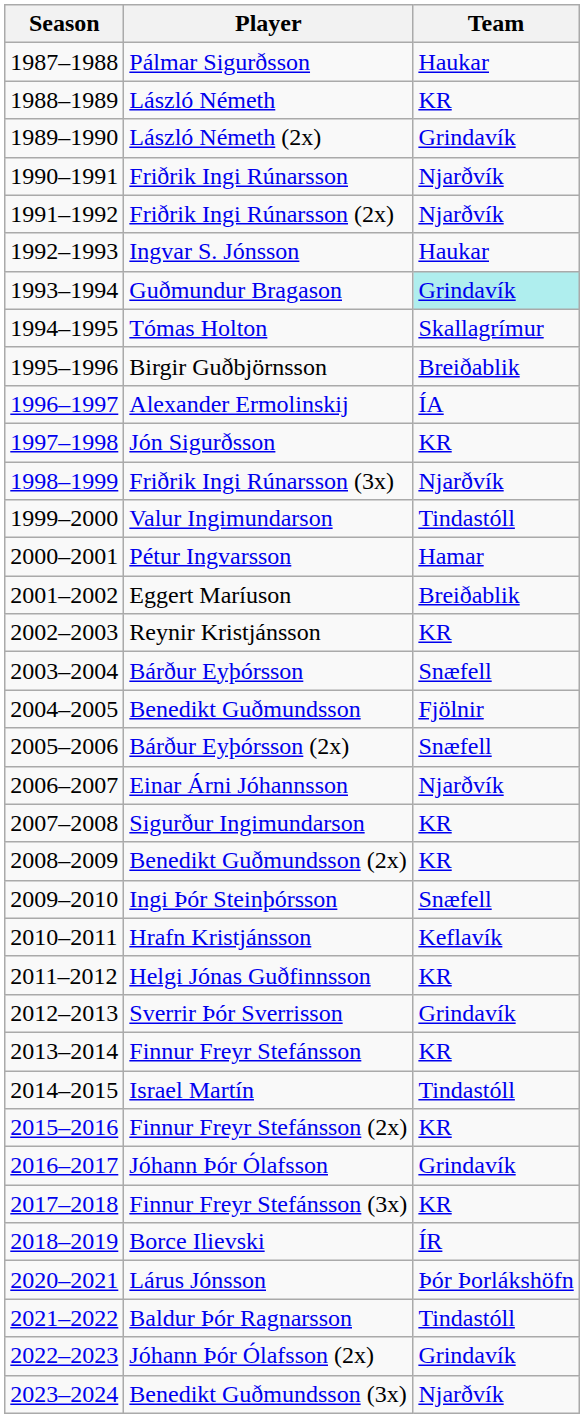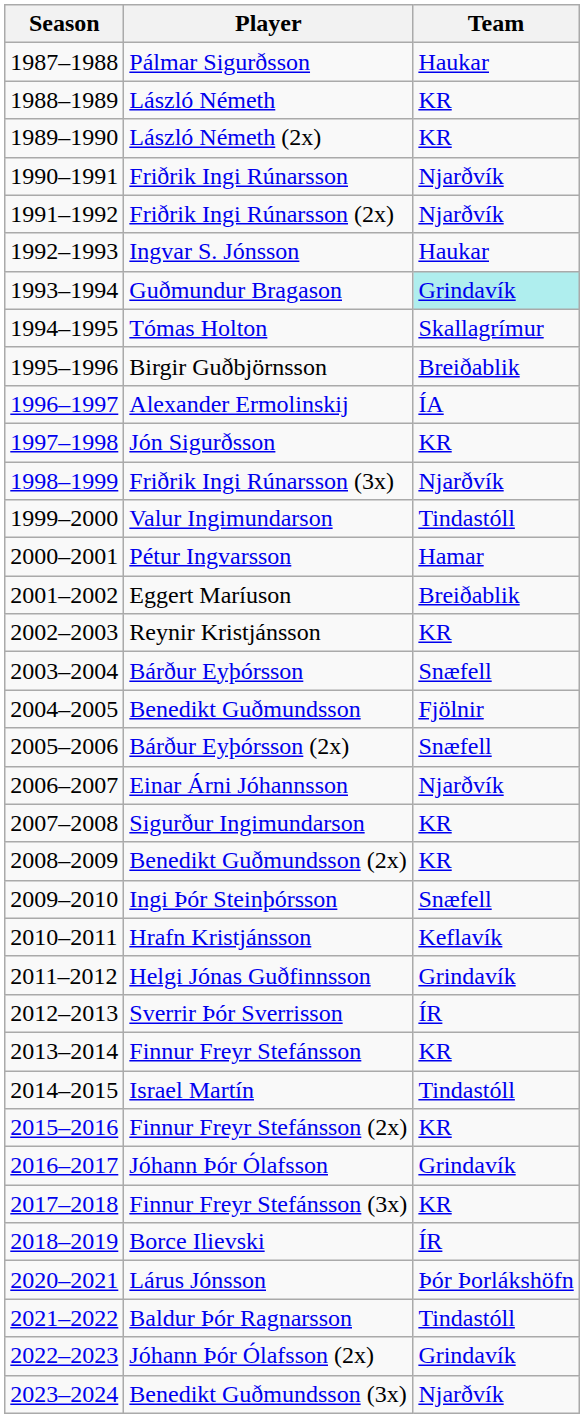(467, 137) Grindavík -> (435, 137) KR
(435, 975) KR -> (467, 975) Grindavík
(467, 1013) Grindavík -> (430, 1013) ÍR
